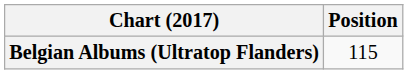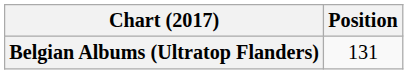(363, 52) 115 -> (363, 52) 131
